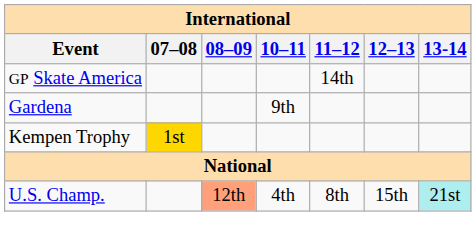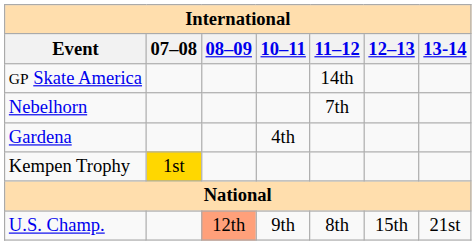+ row: (48, 107)
(283, 107) 9th -> (283, 136) 4th
(283, 195) 4th -> (283, 225) 9th
(445, 195) paleturquoise background -> (445, 225) no background
